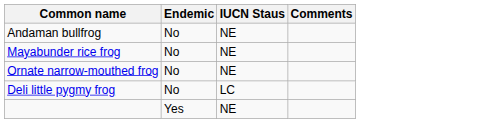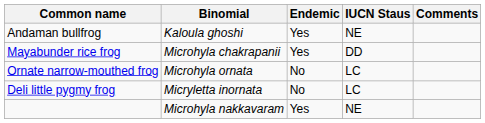+ column: (224, 14)
(172, 33) No -> (299, 33) Yes
(172, 52) No -> (299, 52) Yes
(228, 52) NE -> (354, 52) DD
(228, 71) NE -> (353, 71) LC
